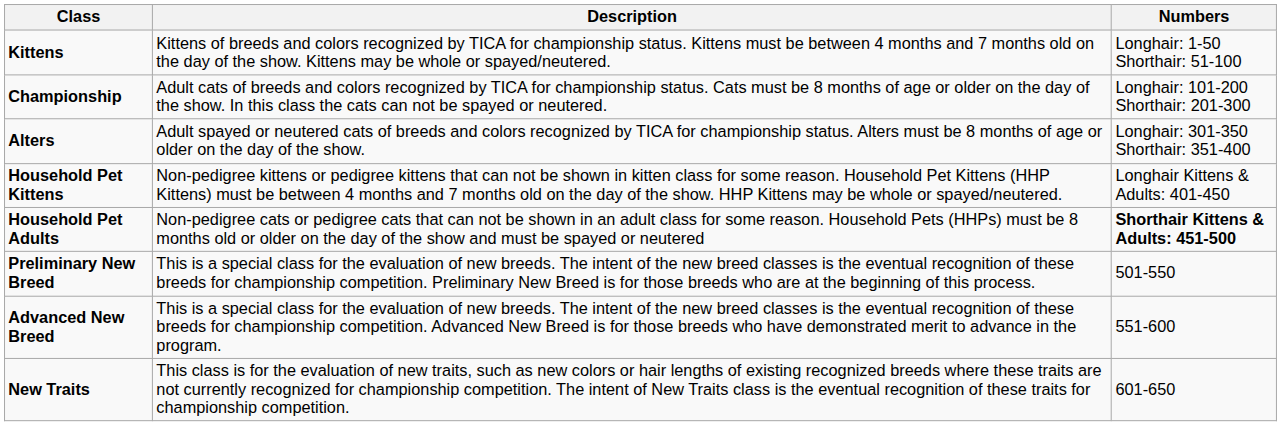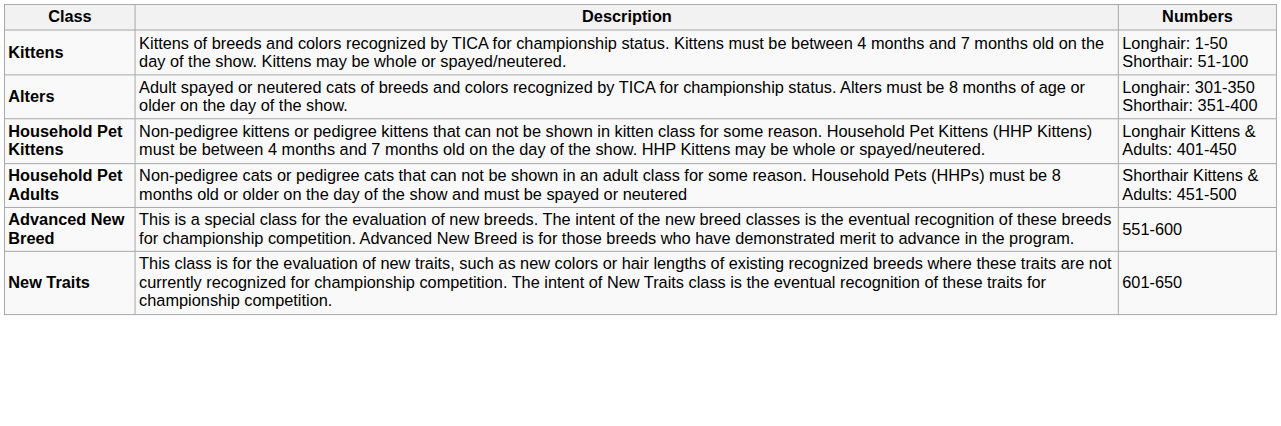- row: (65, 96)
(1190, 229) bold -> (1190, 185) normal
- row: (72, 273)
